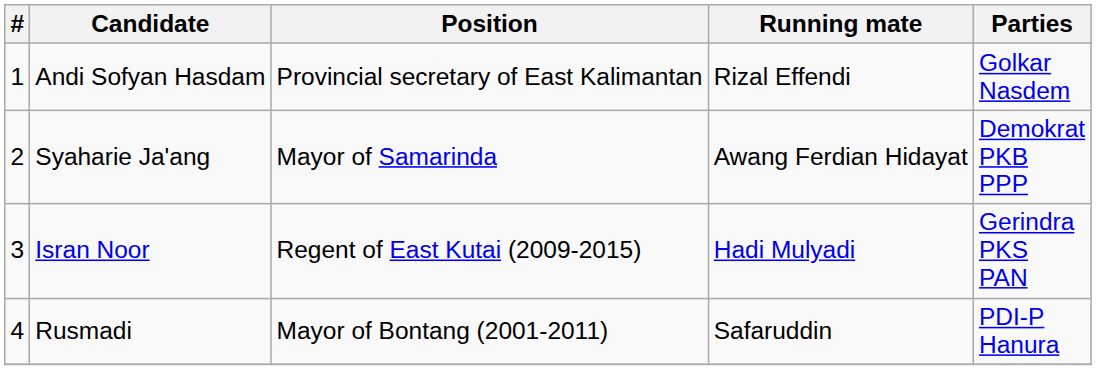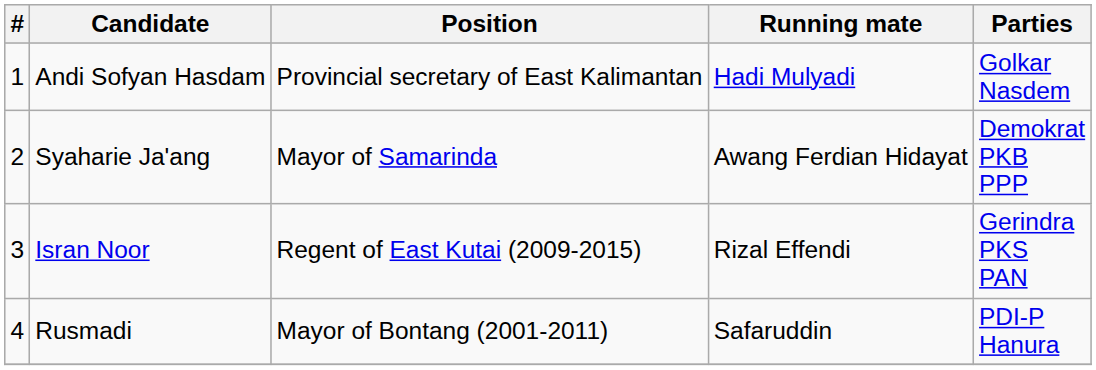(782, 76) Rizal Effendi -> (784, 76) Hadi Mulyadi
(784, 250) Hadi Mulyadi -> (782, 250) Rizal Effendi
